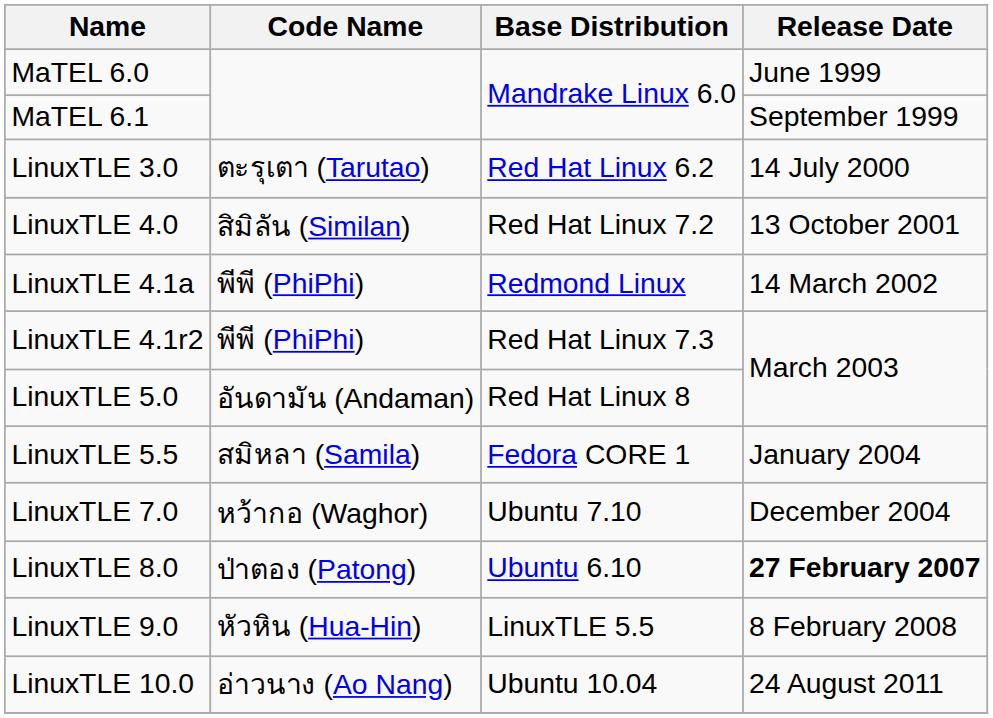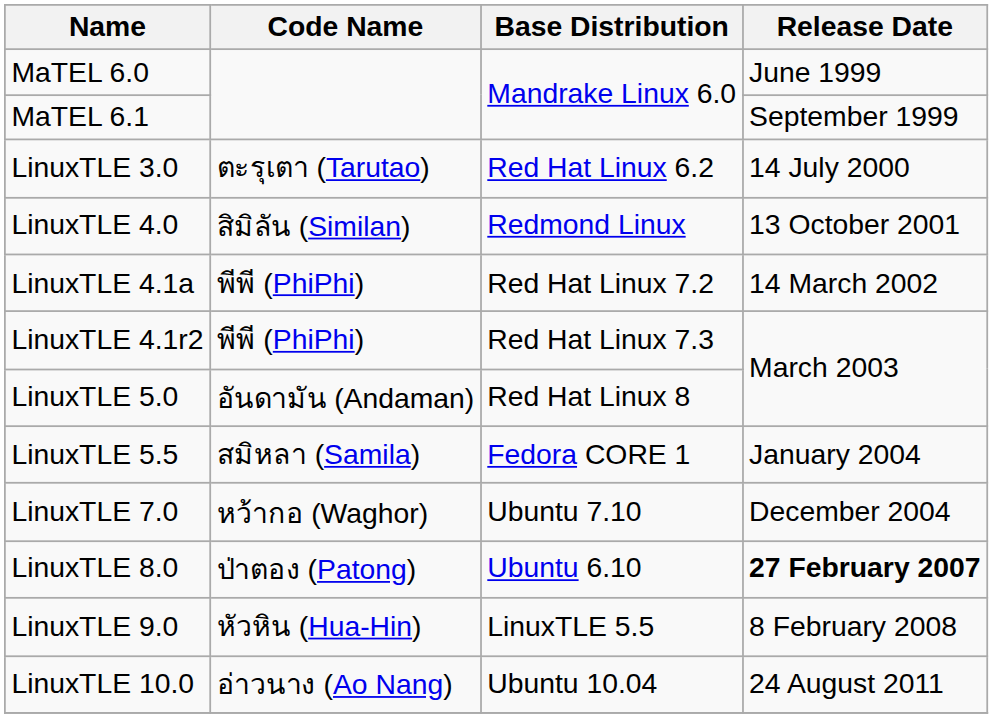(601, 225) Red Hat Linux 7.2 -> (586, 225) Redmond Linux
(586, 282) Redmond Linux -> (601, 282) Red Hat Linux 7.2
